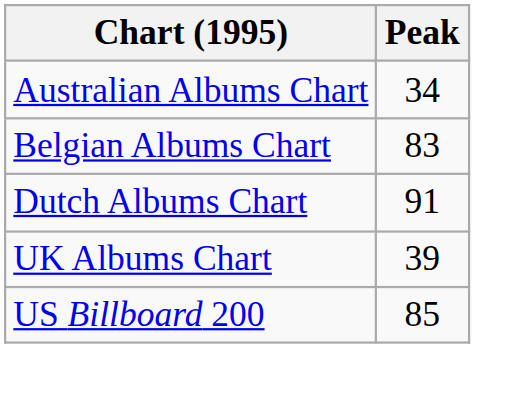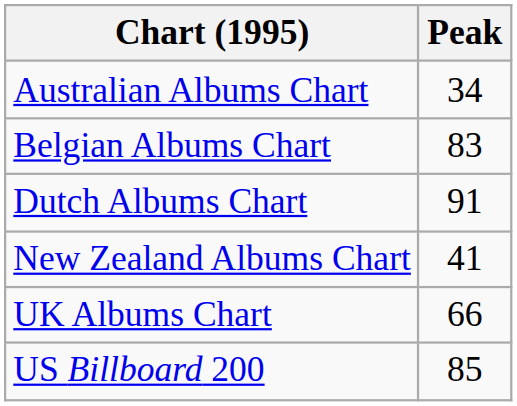+ row: (212, 257)
(422, 257) 39 -> (465, 314) 66
